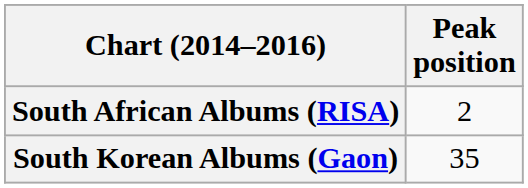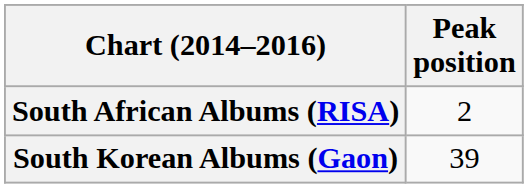(464, 158) 35 -> (464, 158) 39
